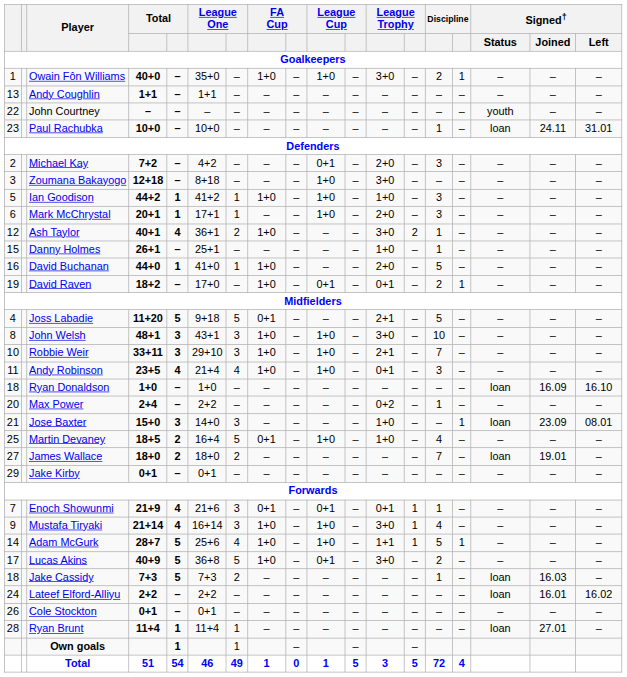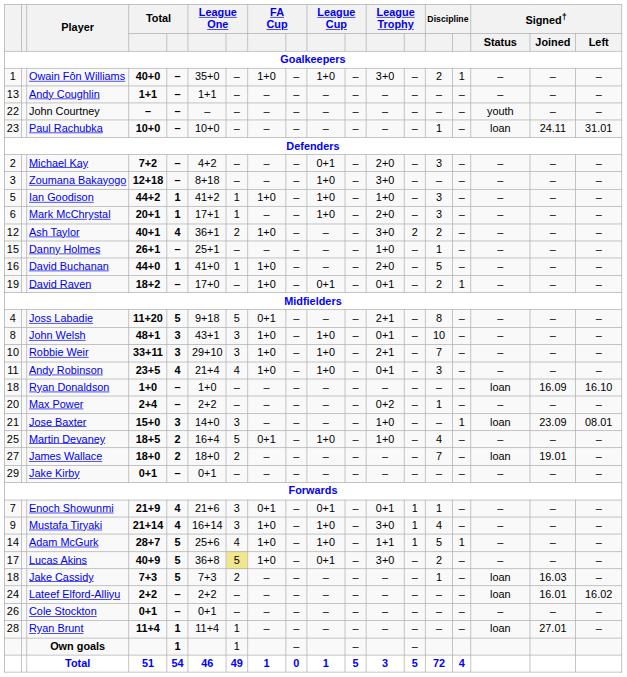(439, 232) 1 -> (439, 232) 2
(439, 318) 5 -> (439, 318) 8
(385, 335) 3+0 -> (385, 335) 0+1
(237, 560) no background -> (237, 560) khaki background
